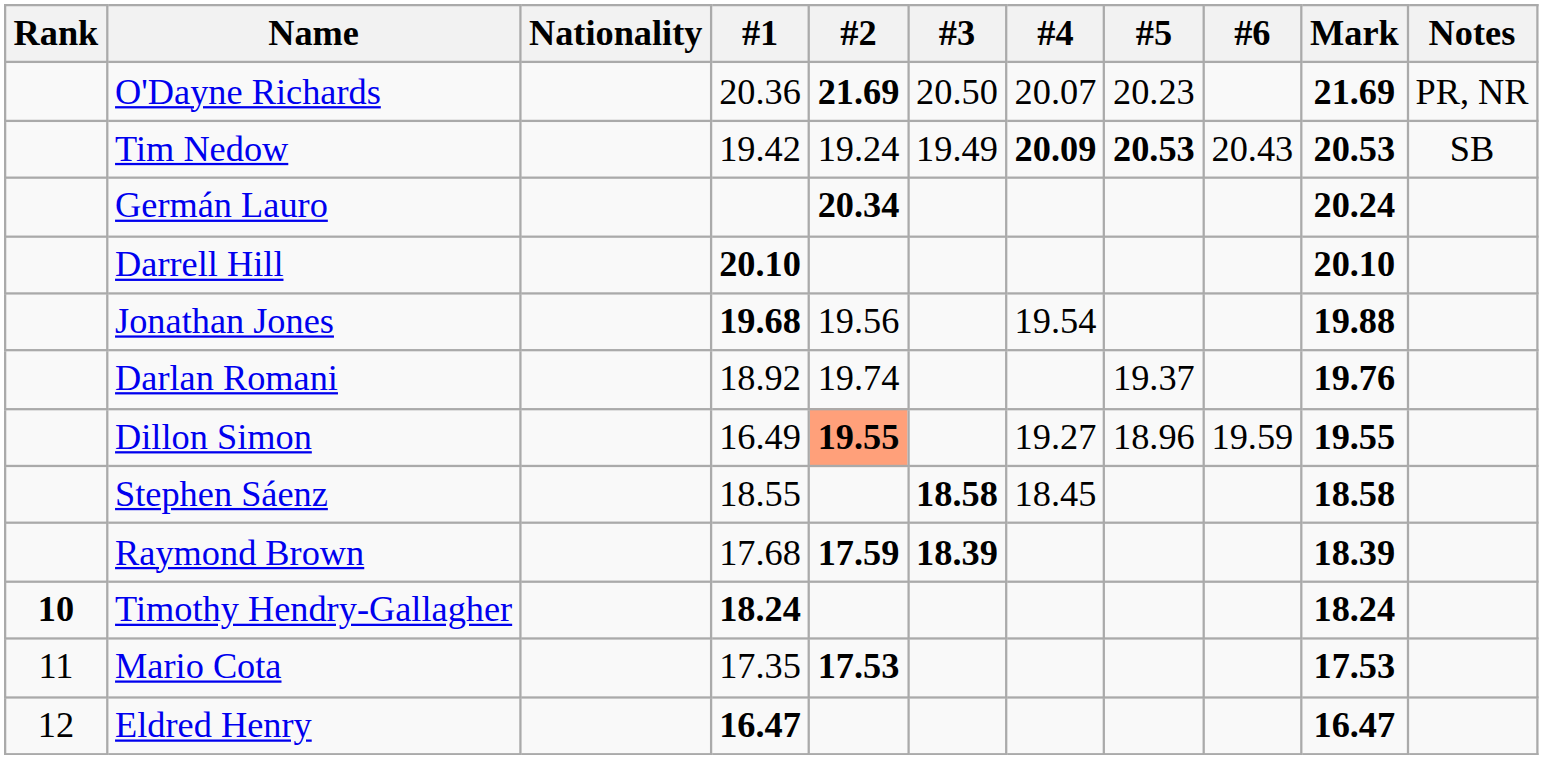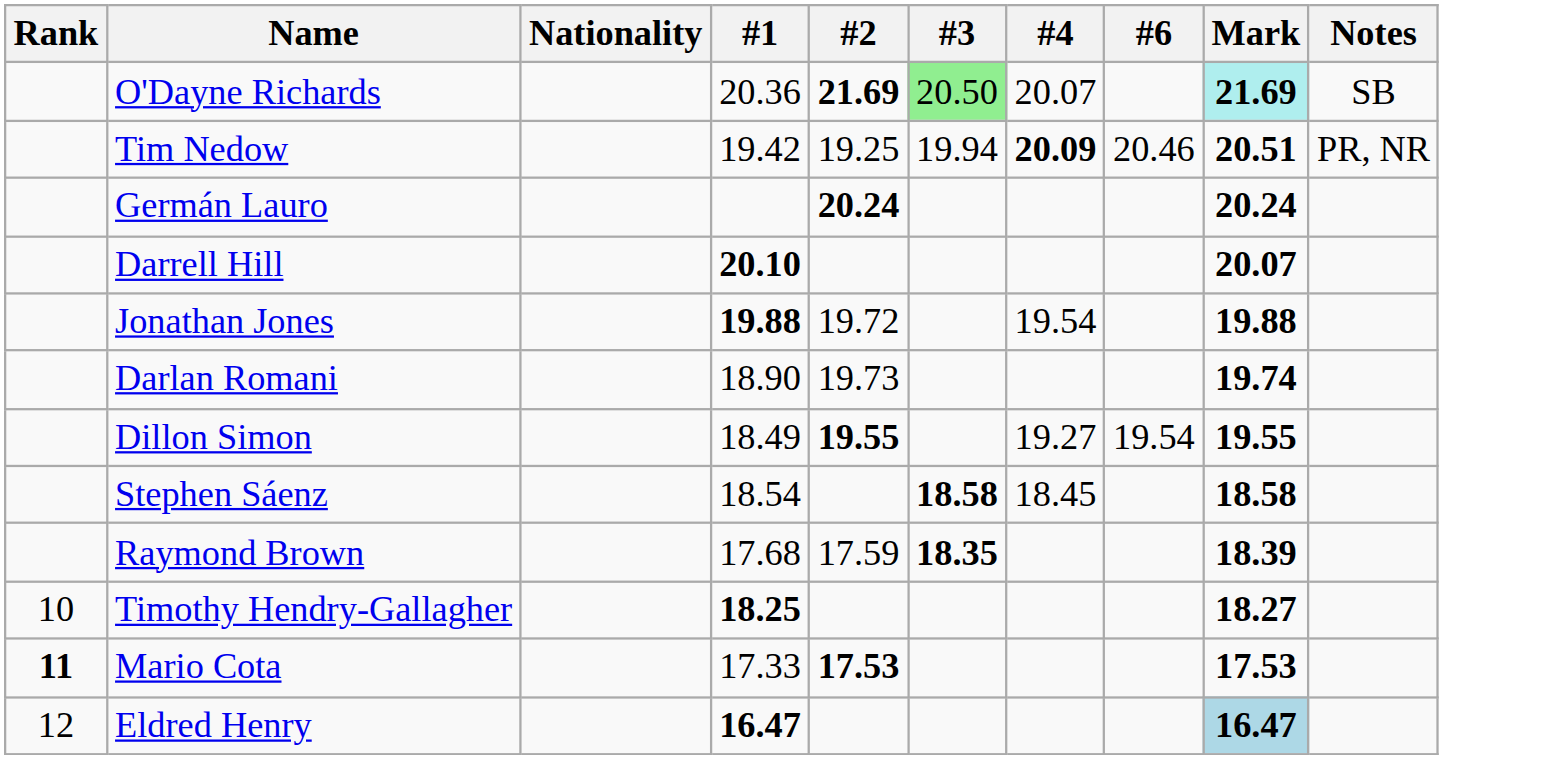- column: (1154, 33)
(957, 90) no background -> (957, 90) lightgreen background
(1354, 90) no background -> (1256, 90) paleturquoise background
(1472, 90) PR, NR -> (1374, 90) SB
(859, 148) 19.24 -> (859, 148) 19.25
(957, 148) 19.49 -> (957, 148) 19.94
(1252, 148) 20.43 -> (1154, 148) 20.46
(1354, 148) 20.53 -> (1256, 148) 20.51
(1472, 148) SB -> (1374, 148) PR, NR
(859, 206) 20.34 -> (859, 206) 20.24
(1354, 263) 20.10 -> (1256, 263) 20.07
(760, 321) 19.68 -> (760, 321) 19.88
(859, 321) 19.56 -> (859, 321) 19.72
(760, 378) 18.92 -> (760, 378) 18.90
(859, 378) 19.74 -> (859, 378) 19.73
(1354, 378) 19.76 -> (1256, 378) 19.74
(760, 436) 16.49 -> (760, 436) 18.49
(859, 436) lightsalmon background -> (859, 436) no background
(1252, 436) 19.59 -> (1154, 436) 19.54
(760, 494) 18.55 -> (760, 494) 18.54
(859, 551) bold -> (859, 551) normal
(957, 551) 18.39 -> (957, 551) 18.35
(56, 609) bold -> (56, 609) normal
(760, 609) 18.24 -> (760, 609) 18.25
(1354, 609) 18.24 -> (1256, 609) 18.27
(56, 666) normal -> (56, 666) bold
(760, 666) 17.35 -> (760, 666) 17.33
(1354, 724) no background -> (1256, 724) lightblue background
